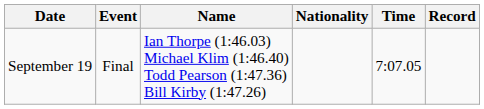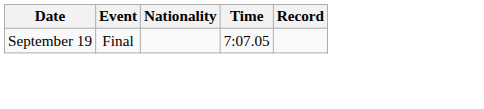- column: (216, 16)
